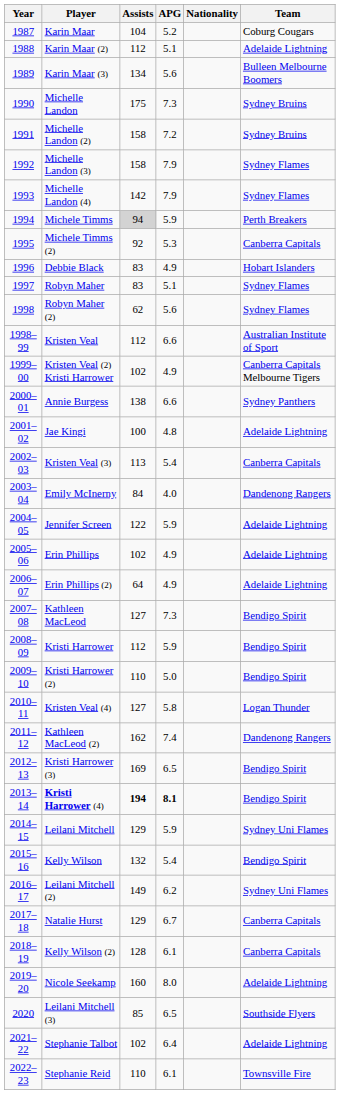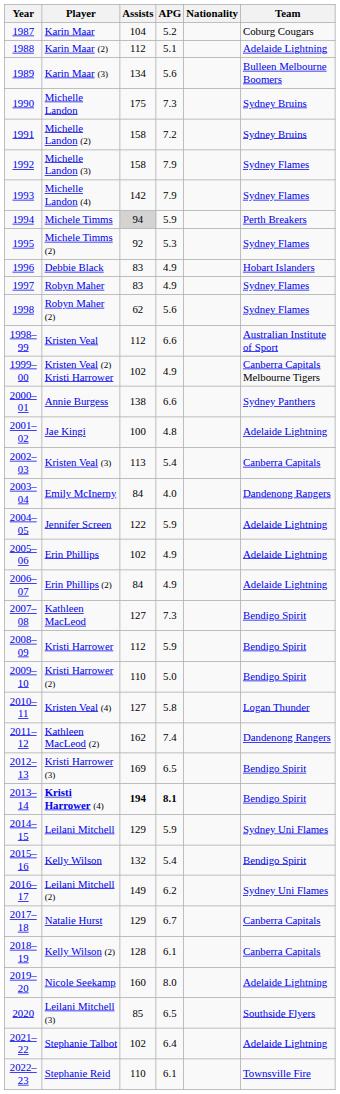(282, 244) Canberra Capitals -> (276, 244) Sydney Flames
(170, 286) 5.1 -> (170, 286) 4.9
(138, 585) 64 -> (138, 585) 84
